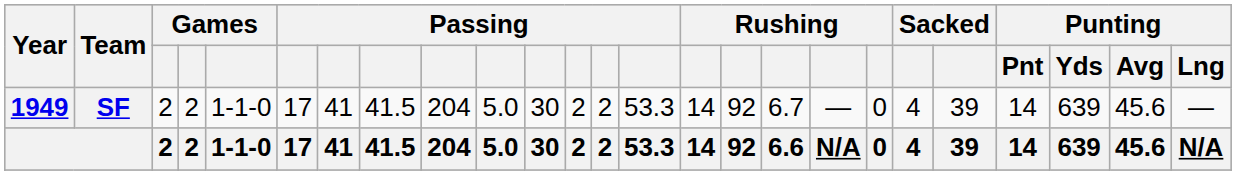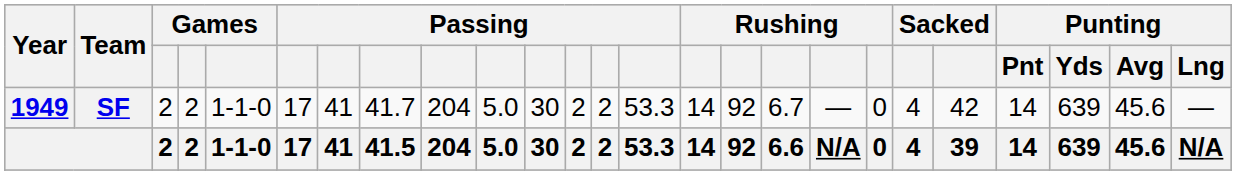(390, 107) 41.5 -> (390, 107) 41.7
(965, 107) 39 -> (965, 107) 42
